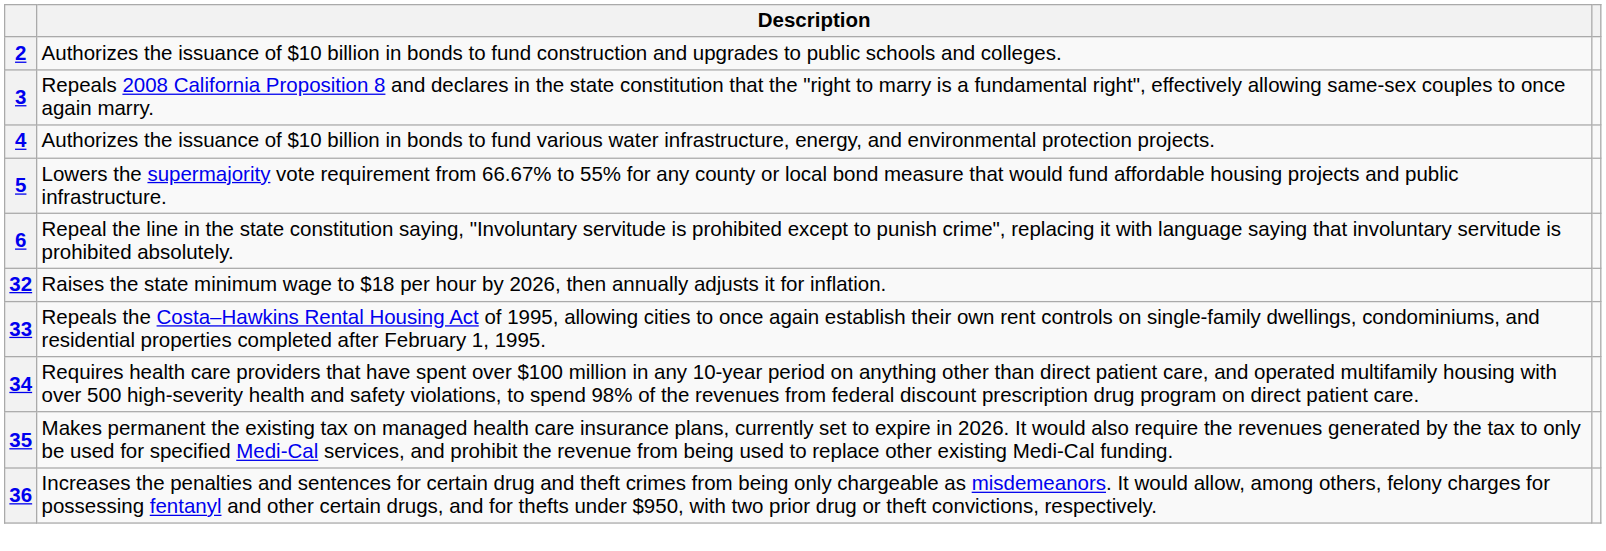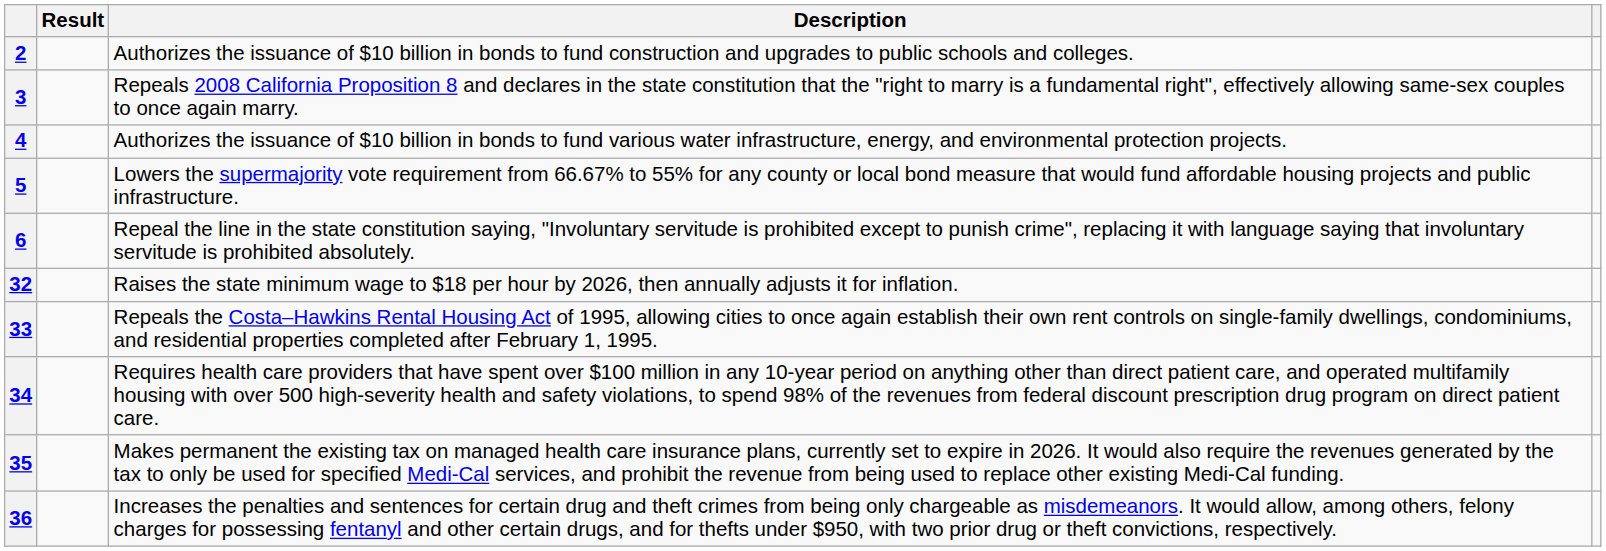+ column: (73, 20)
